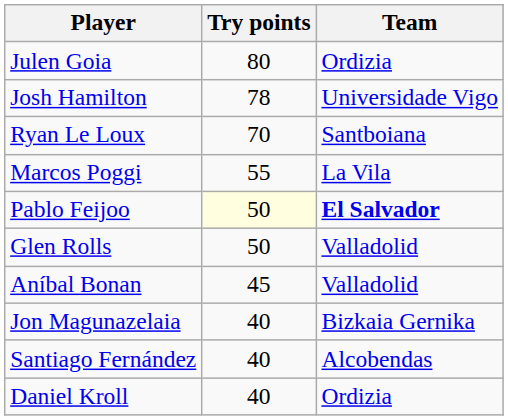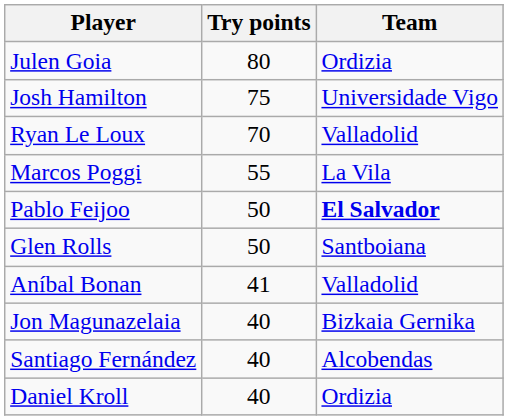(259, 97) 78 -> (259, 97) 75
(374, 135) Santboiana -> (370, 135) Valladolid
(259, 209) lightyellow background -> (259, 209) no background
(370, 246) Valladolid -> (374, 246) Santboiana
(259, 284) 45 -> (259, 284) 41
